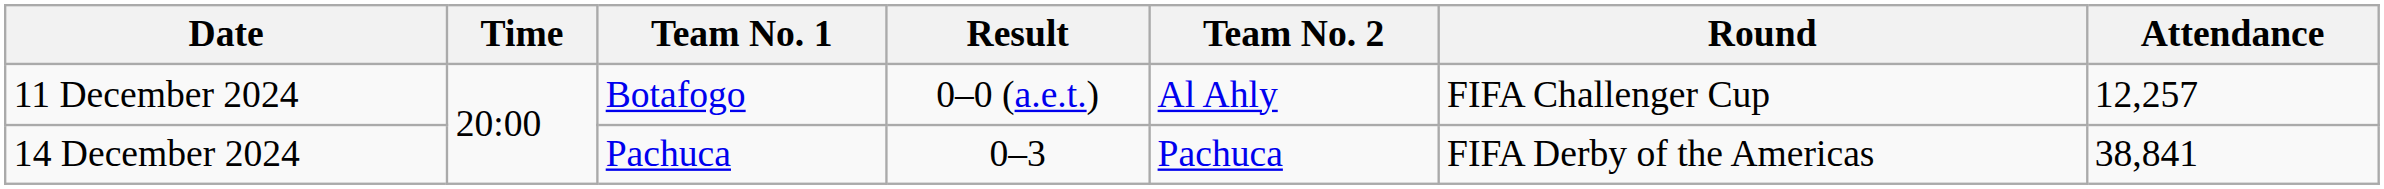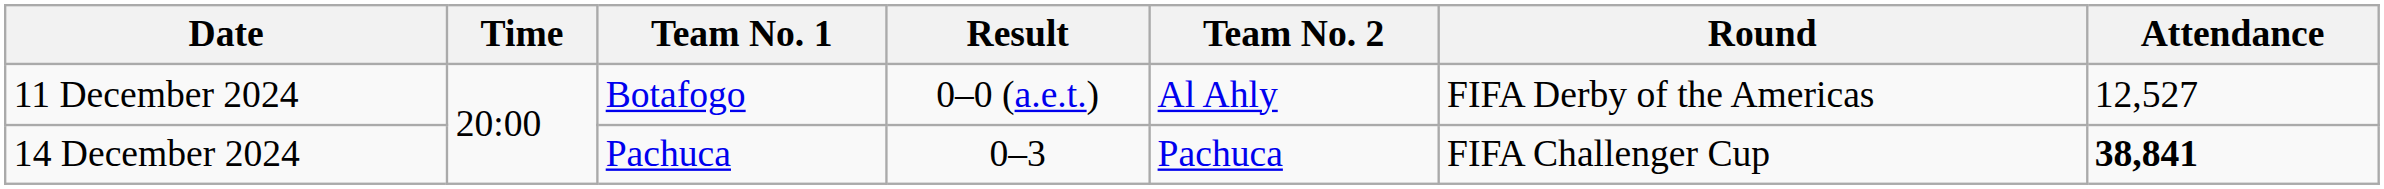(1609, 93) FIFA Challenger Cup -> (1661, 93) FIFA Derby of the Americas
(2146, 93) 12,257 -> (2146, 93) 12,527
(1661, 153) FIFA Derby of the Americas -> (1609, 153) FIFA Challenger Cup
(2146, 153) normal -> (2146, 153) bold
